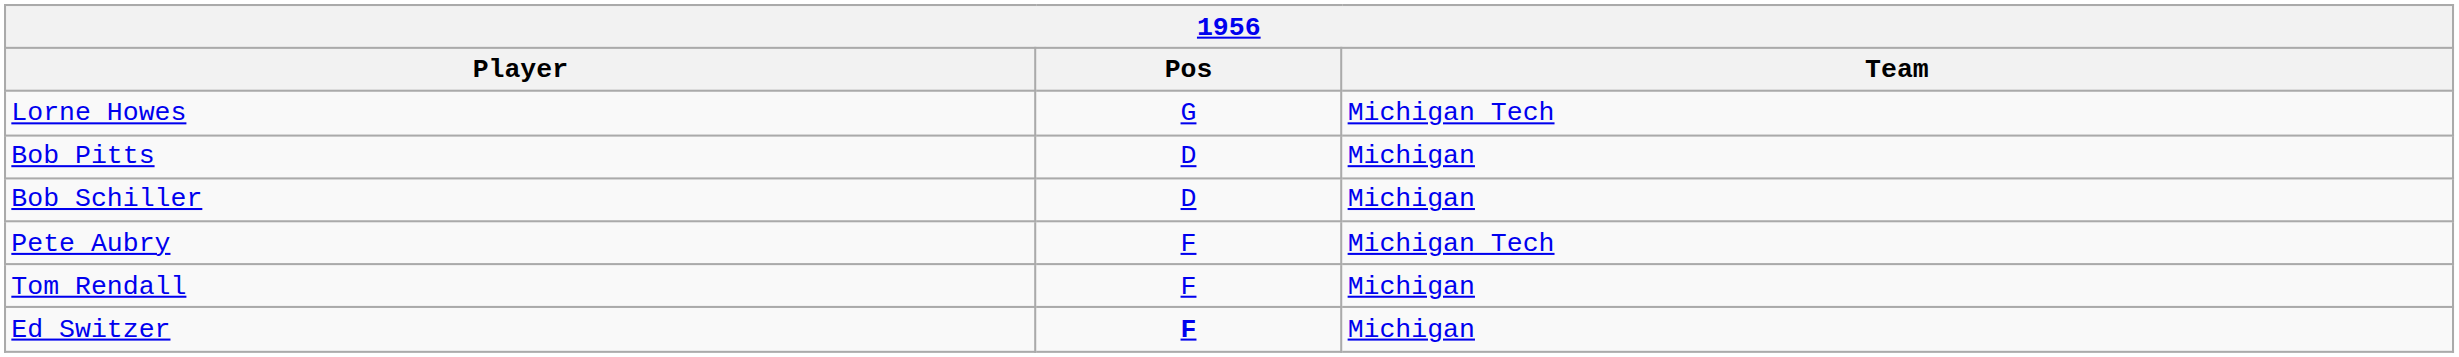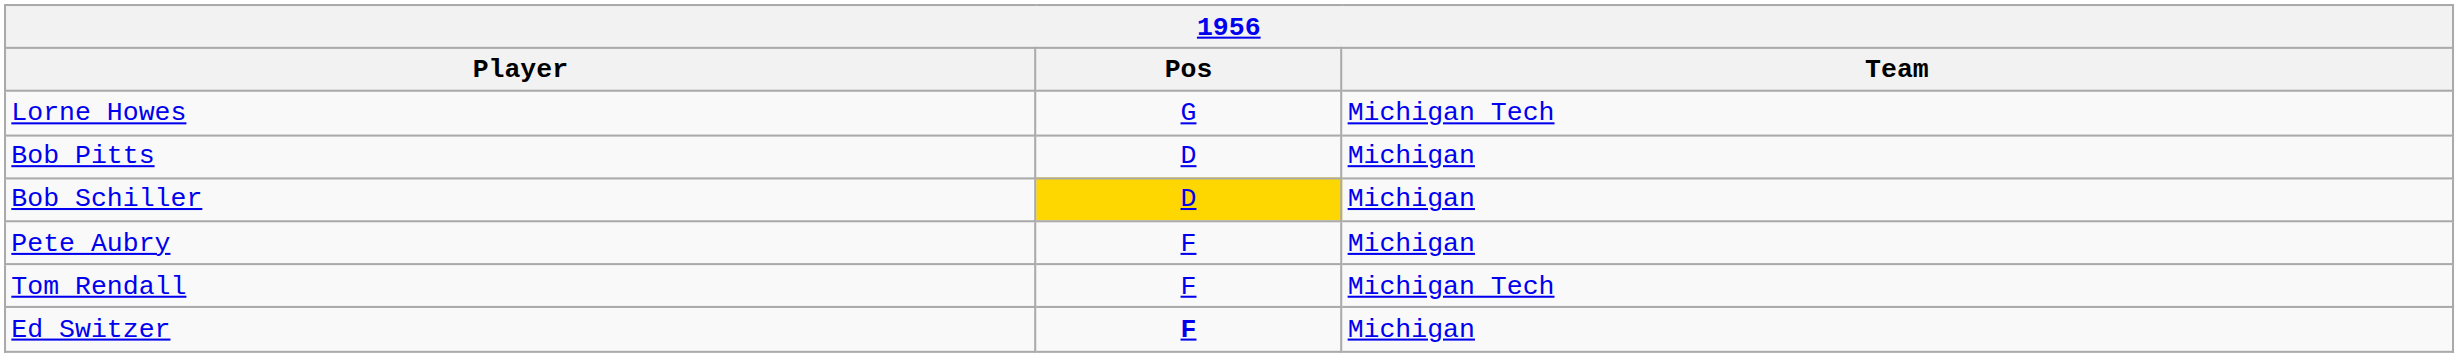(1189, 200) no background -> (1189, 200) gold background
(1451, 243) Michigan Tech -> (1411, 243) Michigan
(1411, 286) Michigan -> (1451, 286) Michigan Tech
